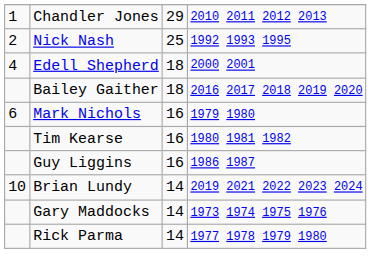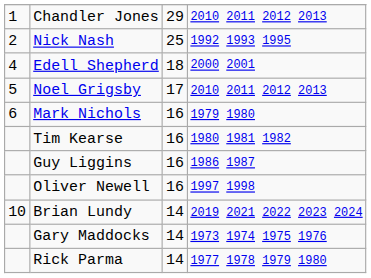- row: (96, 90)
+ row: (87, 90)
+ row: (92, 187)
